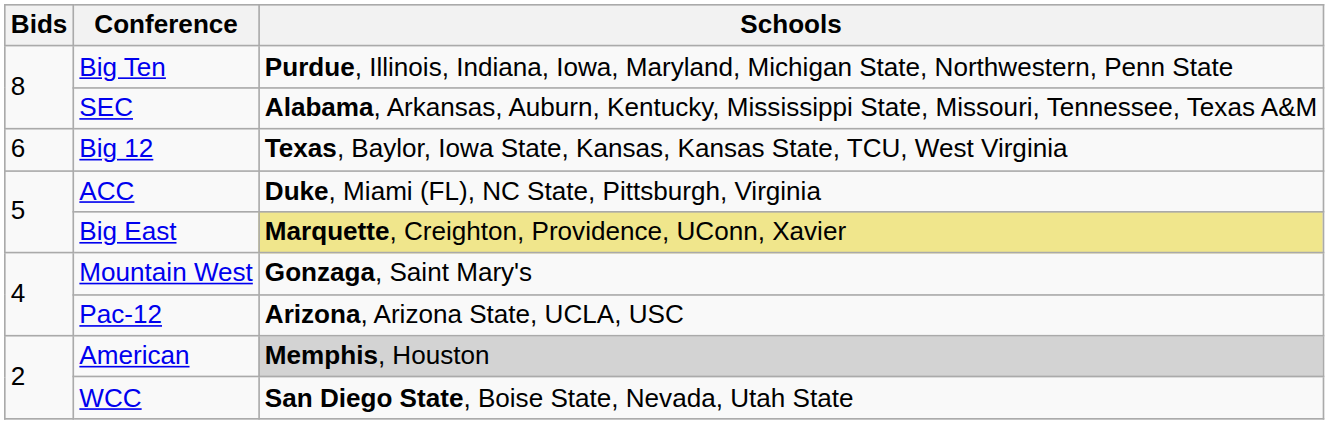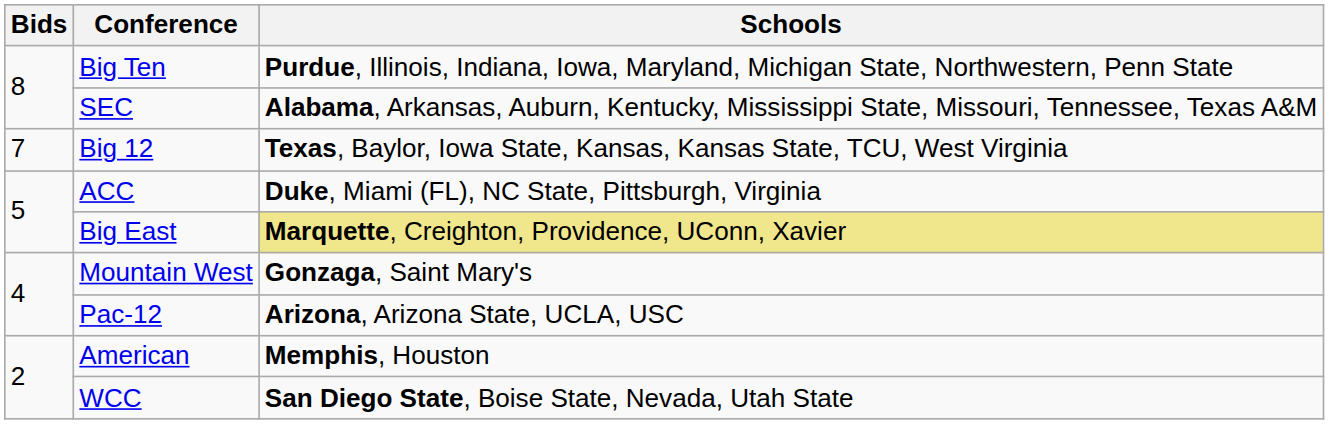(18, 149) 6 -> (18, 149) 7
(377, 356) lightgrey background -> (377, 356) no background
